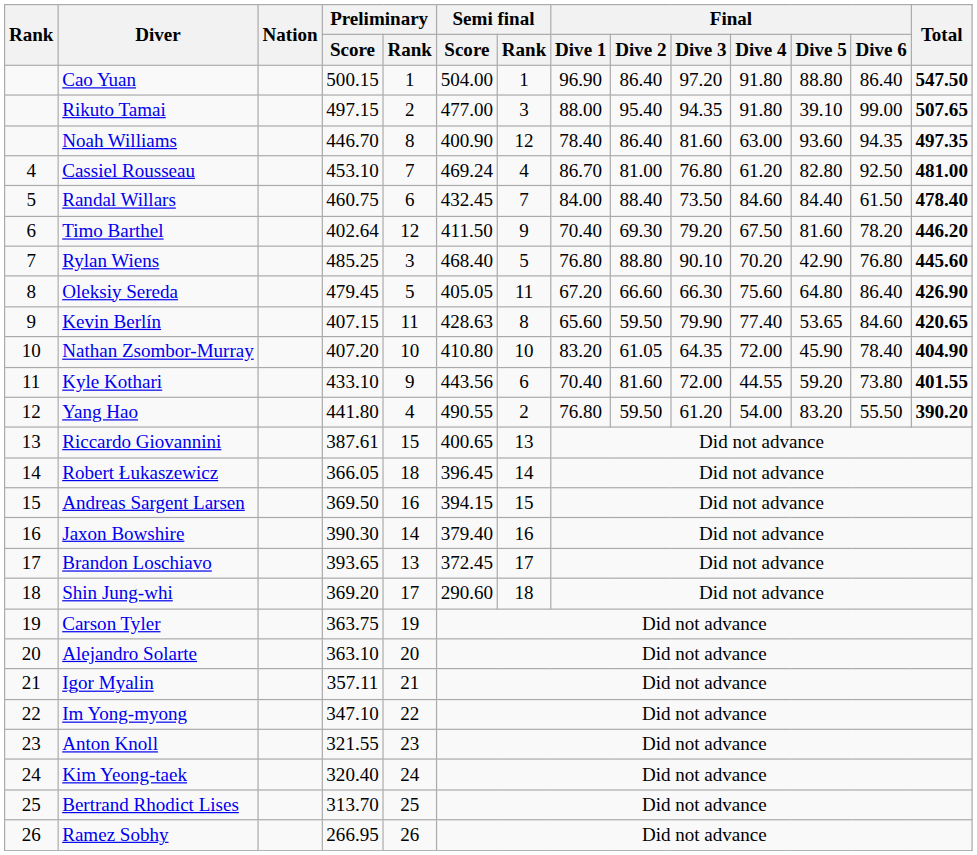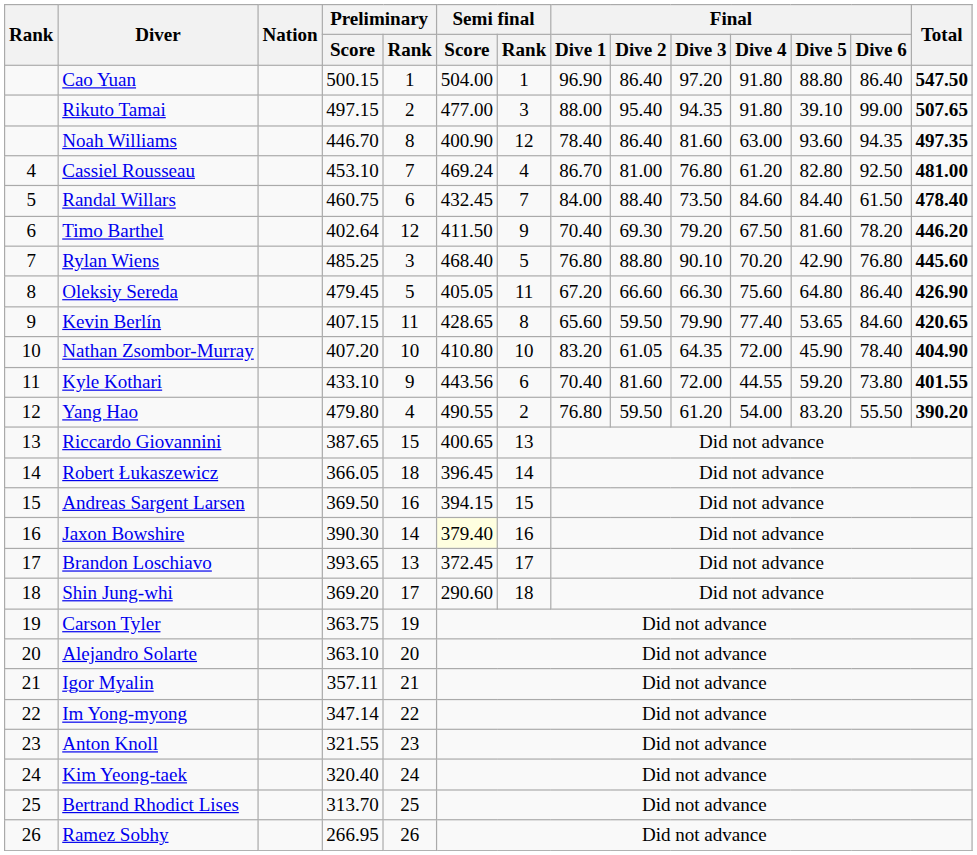(467, 321) 428.63 -> (467, 321) 428.65
(353, 412) 441.80 -> (353, 412) 479.80
(353, 442) 387.61 -> (353, 442) 387.65
(467, 532) no background -> (467, 532) lightyellow background
(353, 714) 347.10 -> (353, 714) 347.14
